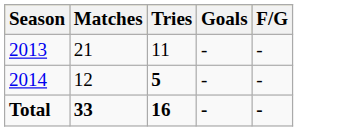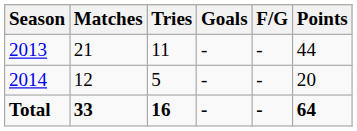+ column: (322, 19)
(156, 79) bold -> (156, 79) normal
